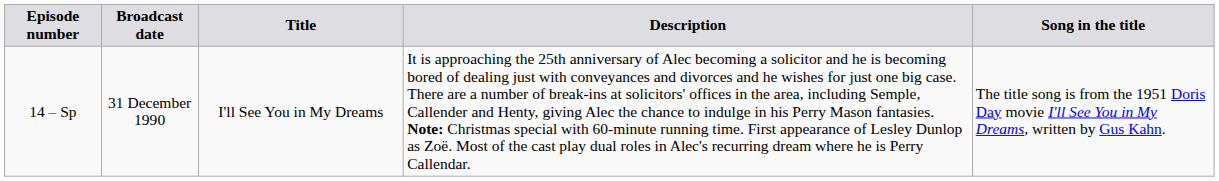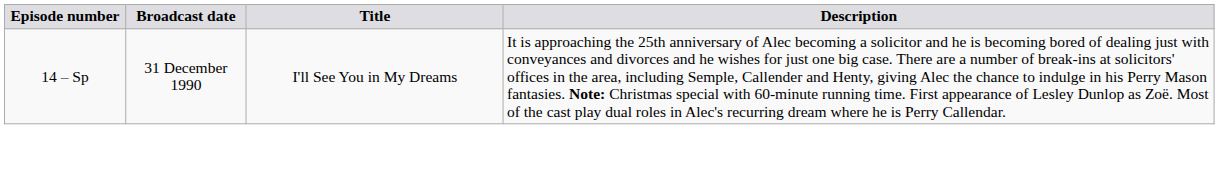- column: (1093, 25)
